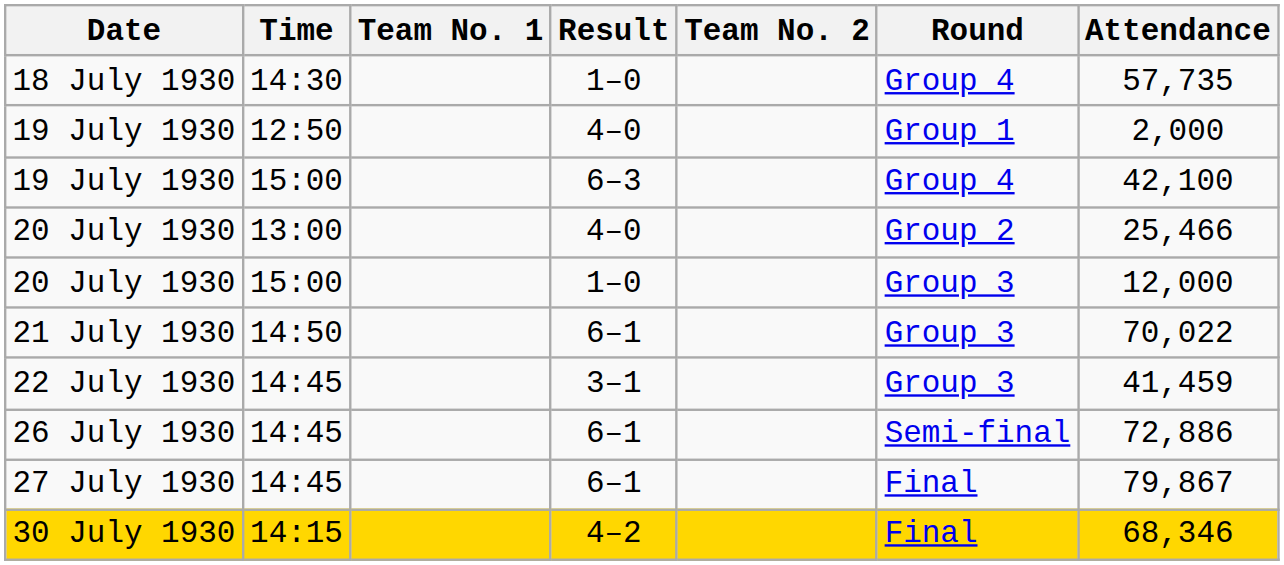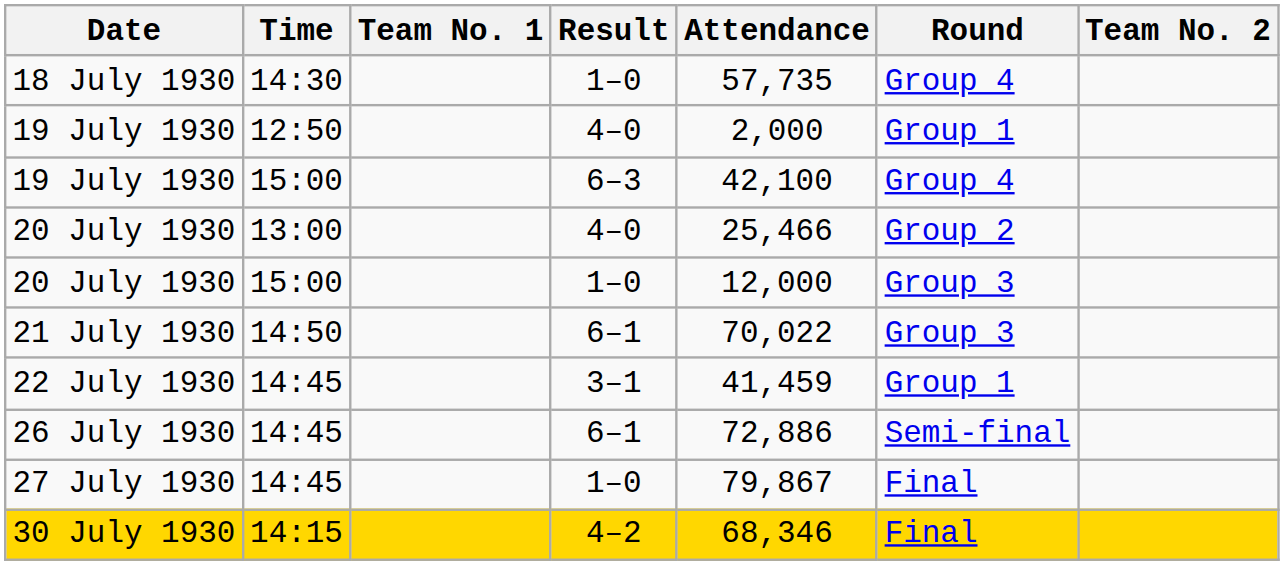columns swapped: (777, 30) <-> (1178, 30)
(950, 383) Group 3 -> (950, 383) Group 1
(614, 484) 6–1 -> (614, 484) 1–0
